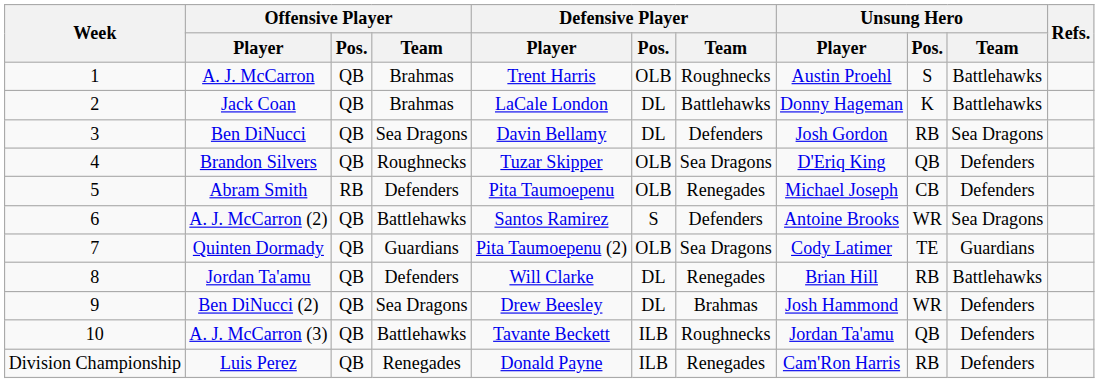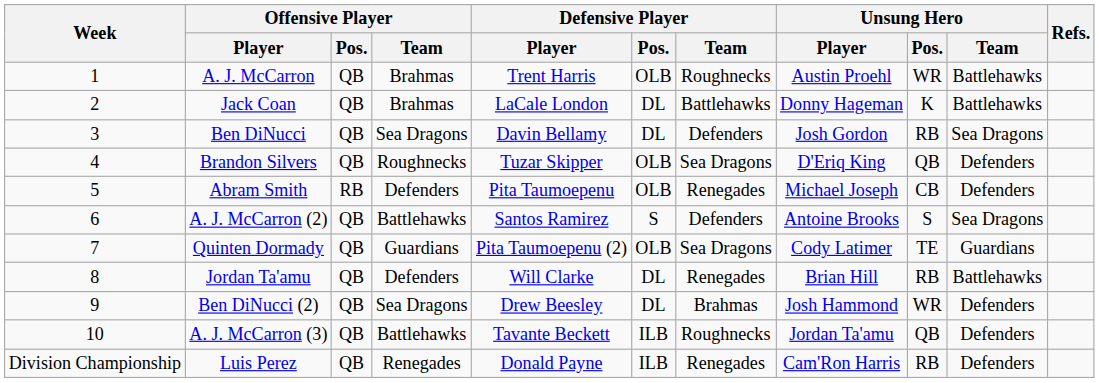(927, 76) S -> (927, 76) WR
(927, 219) WR -> (927, 219) S
